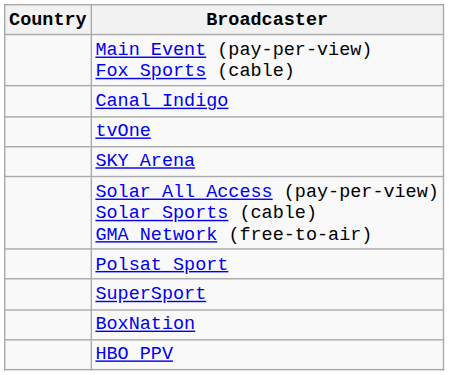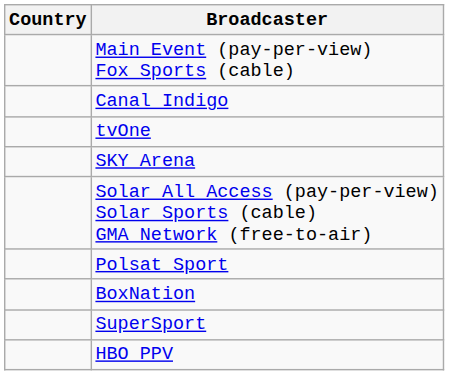rows swapped: (151, 294) <-> (145, 324)
